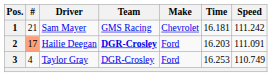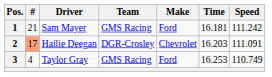(180, 28) Chevrolet -> (168, 28) Ford
(129, 44) bold -> (128, 44) normal
(170, 44) Ford -> (178, 44) Chevrolet
(128, 59) DGR-Crosley -> (126, 59) GMS Racing
